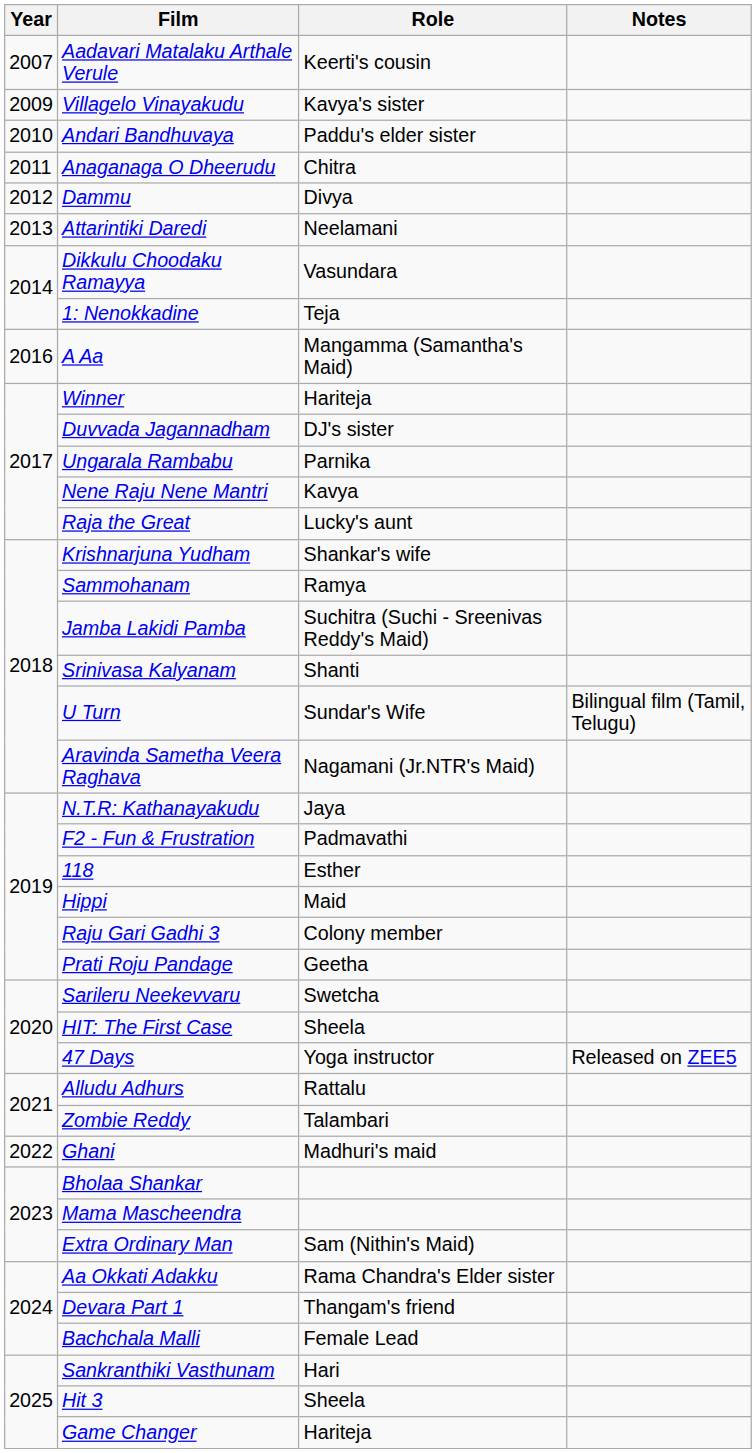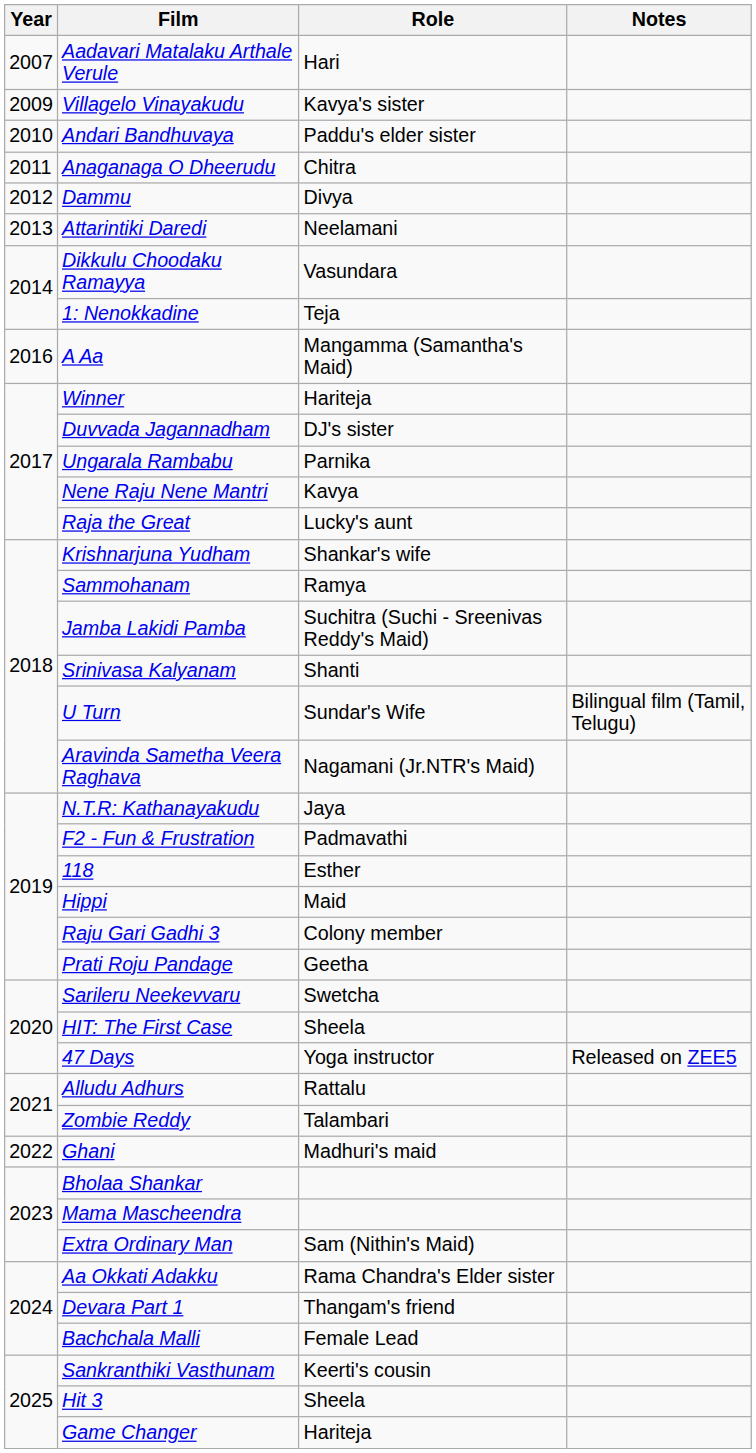(367, 62) Keerti's cousin -> (322, 62) Hari
(322, 1370) Hari -> (367, 1370) Keerti's cousin
